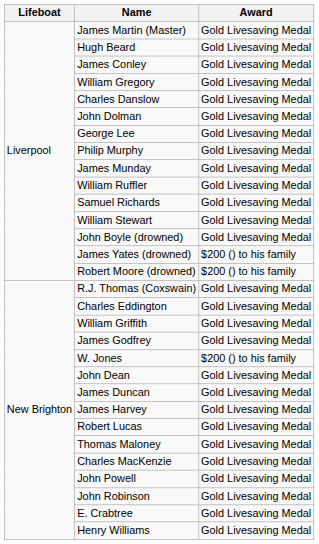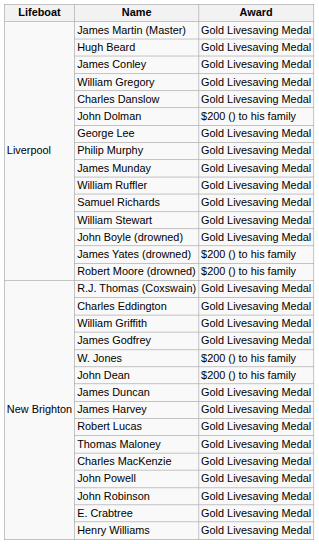(256, 116) Gold Livesaving Medal -> (249, 116) $200 () to his family
(256, 375) Gold Livesaving Medal -> (249, 375) $200 () to his family
